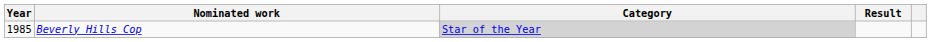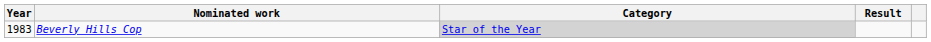(19, 30) 1985 -> (19, 30) 1983
